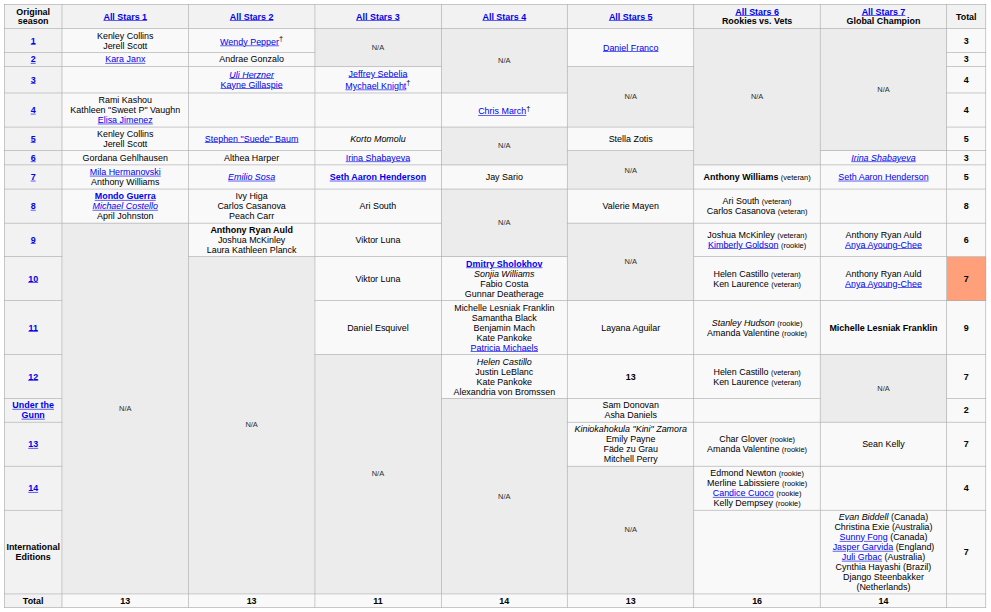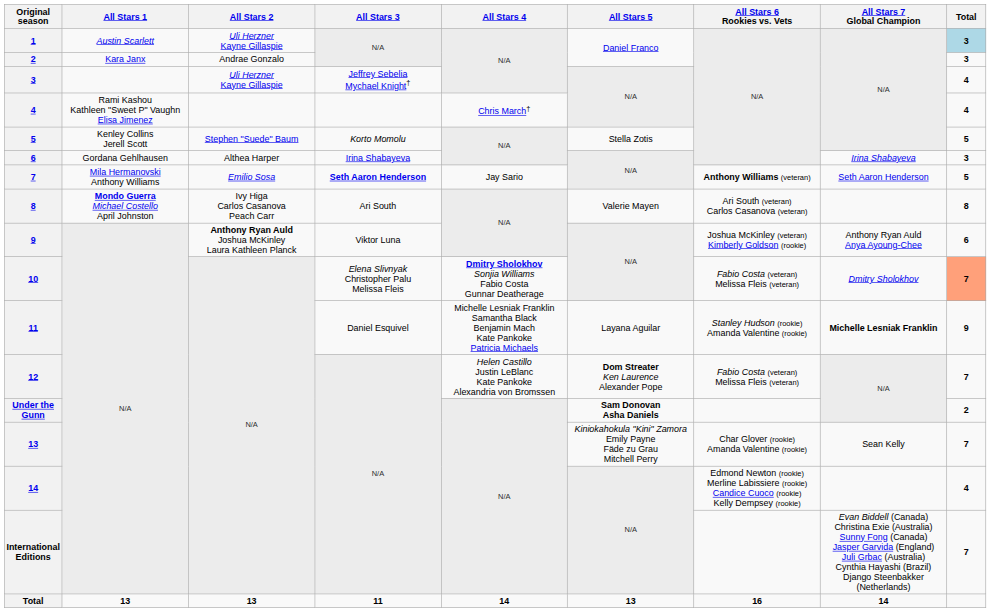(125, 41) Kenley Collins Jerell Scott -> (125, 41) Austin Scarlett
(252, 41) Wendy Pepper† -> (252, 41) Uli Herzner Kayne Gillaspie
(966, 41) no background -> (966, 41) lightblue background
(378, 279) Viktor Luna -> (378, 279) Elena Slivnyak Christopher Palu Melissa Fleis
(757, 279) Helen Castillo (veteran) Ken Laurence (veteran) -> (757, 279) Fabio Costa (veteran) Melissa Fleis (veteran)
(883, 279) Anthony Ryan Auld Anya Ayoung-Chee -> (883, 279) Dmitry Sholokhov
(631, 377) 13 -> (631, 377) Dom Streater Ken Laurence Alexander Pope
(757, 377) Helen Castillo (veteran) Ken Laurence (veteran) -> (757, 377) Fabio Costa (veteran) Melissa Fleis (veteran)
(631, 411) normal -> (631, 411) bold
